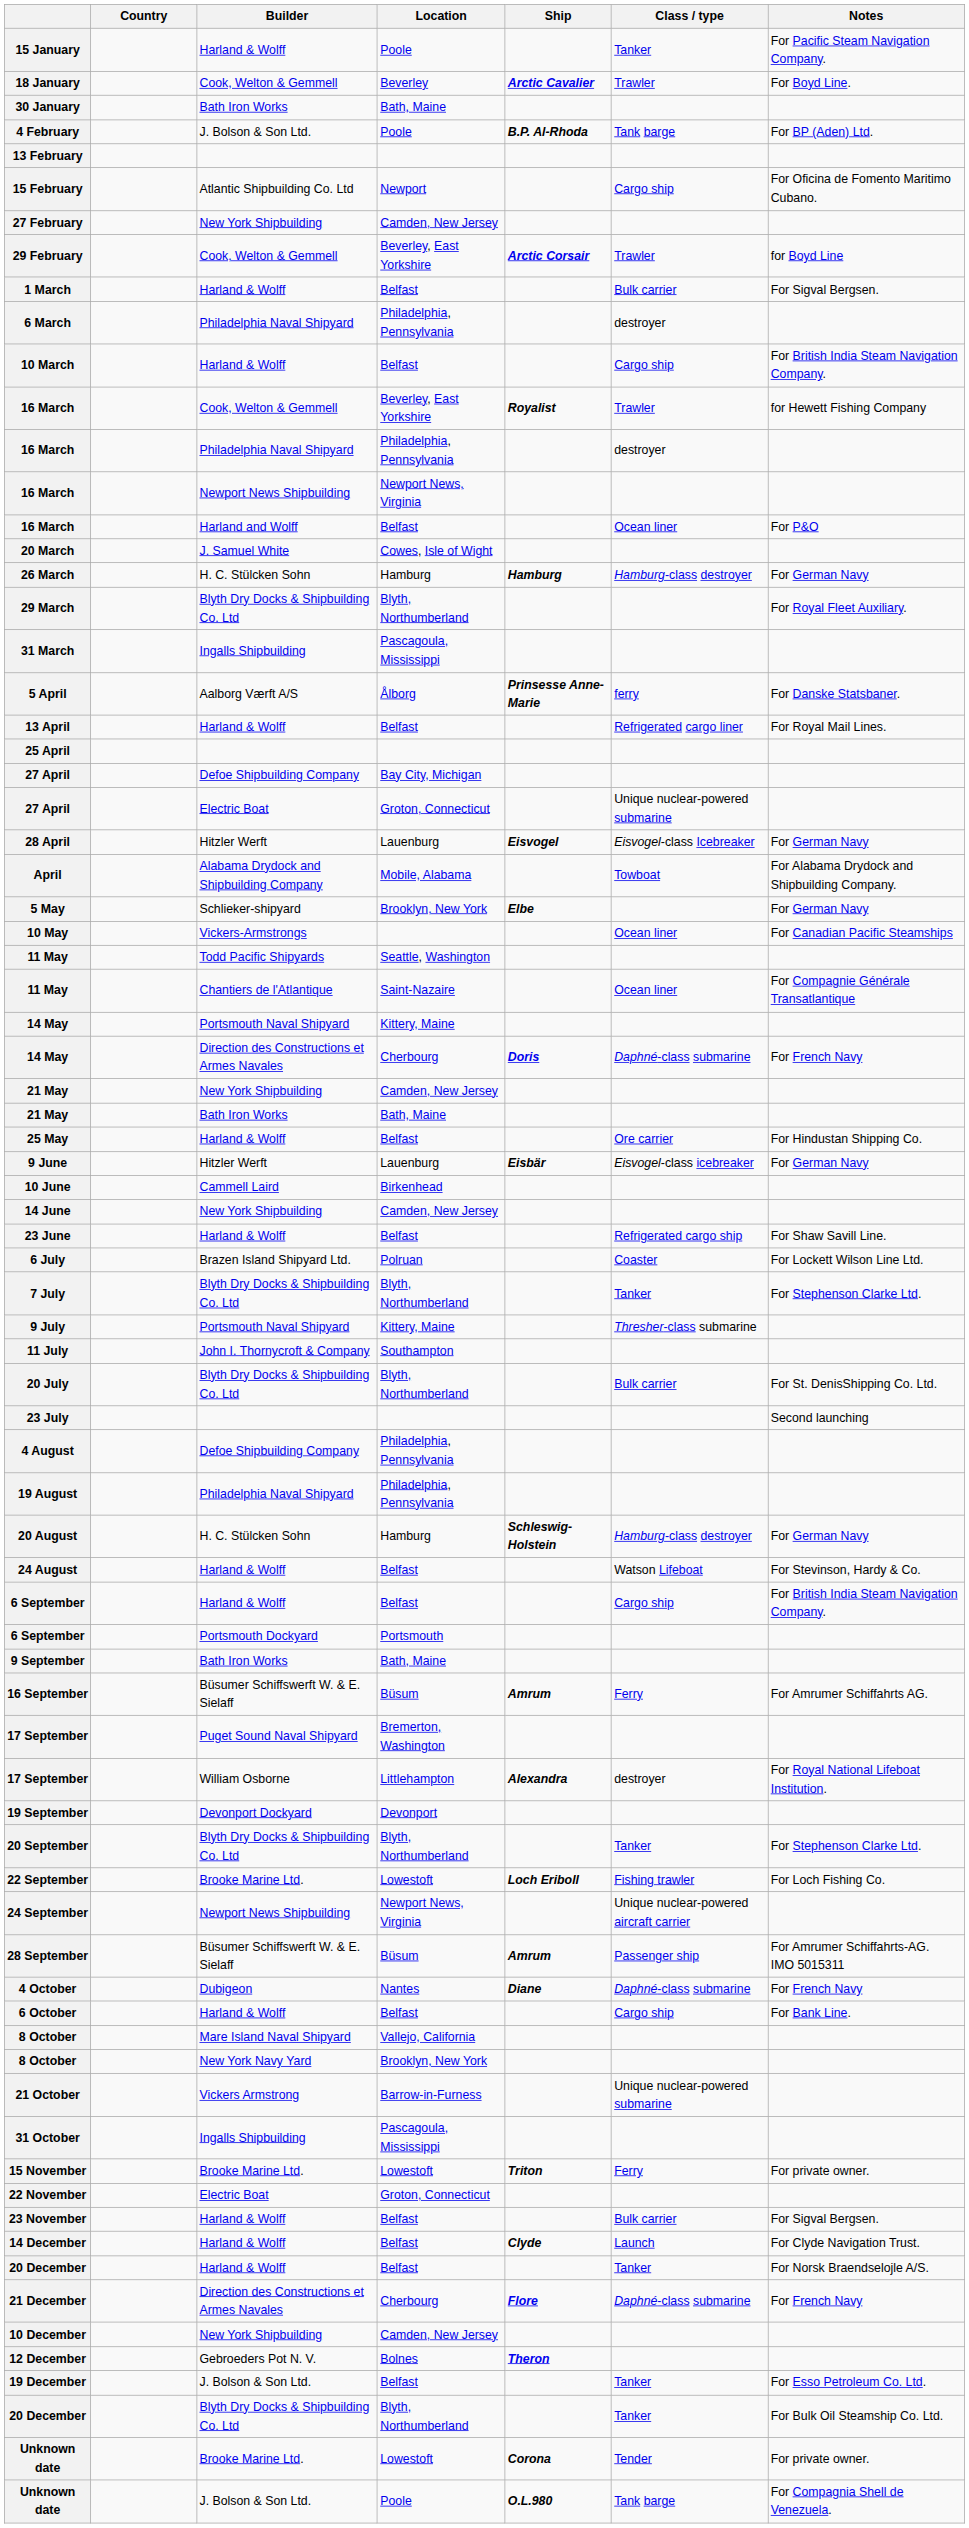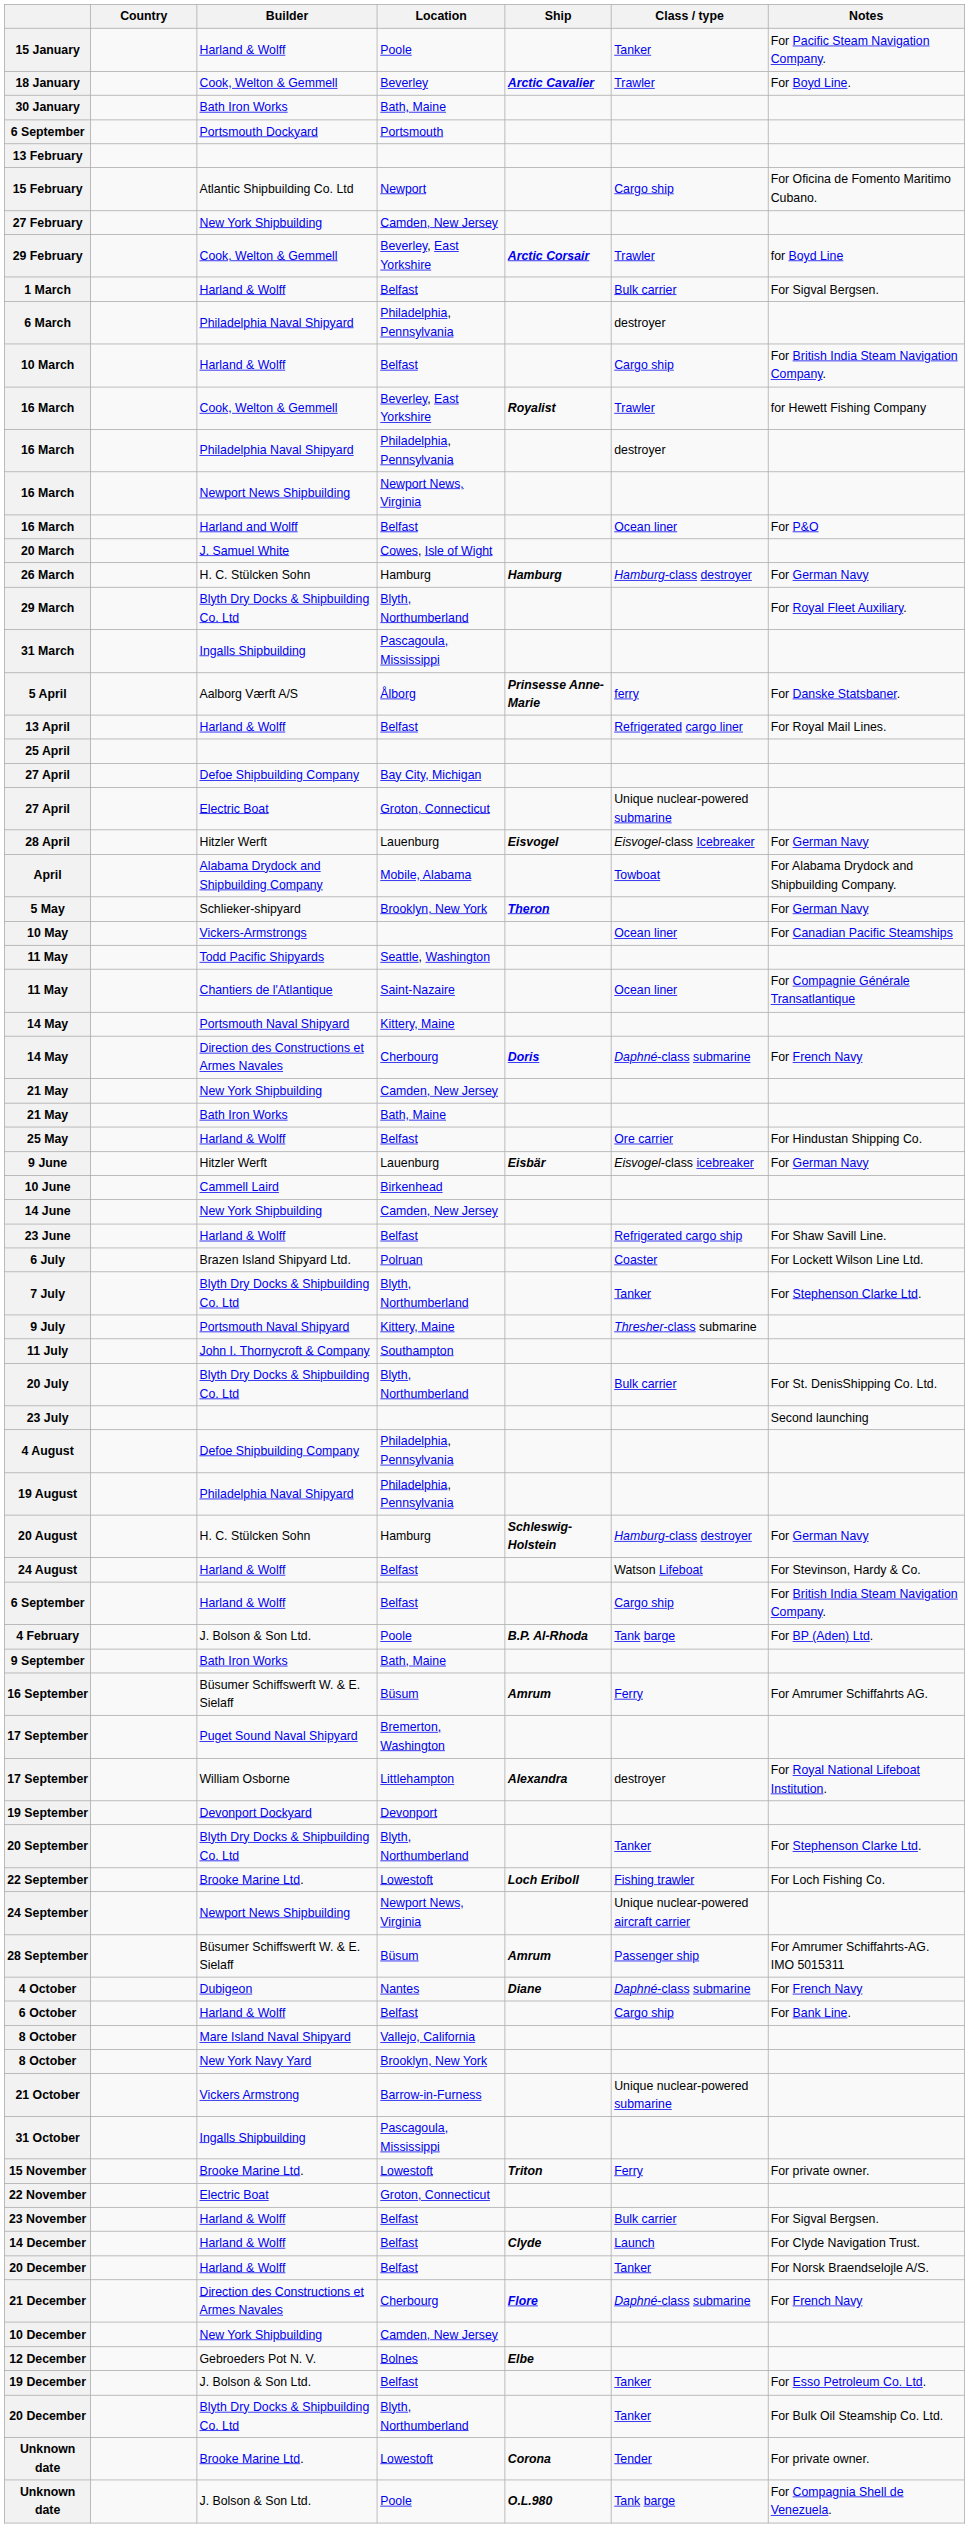rows swapped: (48, 131) <-> (48, 1636)
(521, 909) Elbe -> (529, 909) Theron
(529, 2358) Theron -> (521, 2358) Elbe
